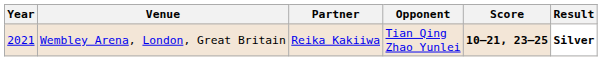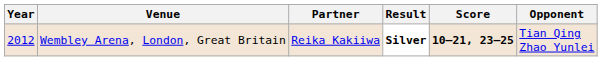columns swapped: (423, 14) <-> (574, 14)
(21, 40) 2021 -> (21, 40) 2012
